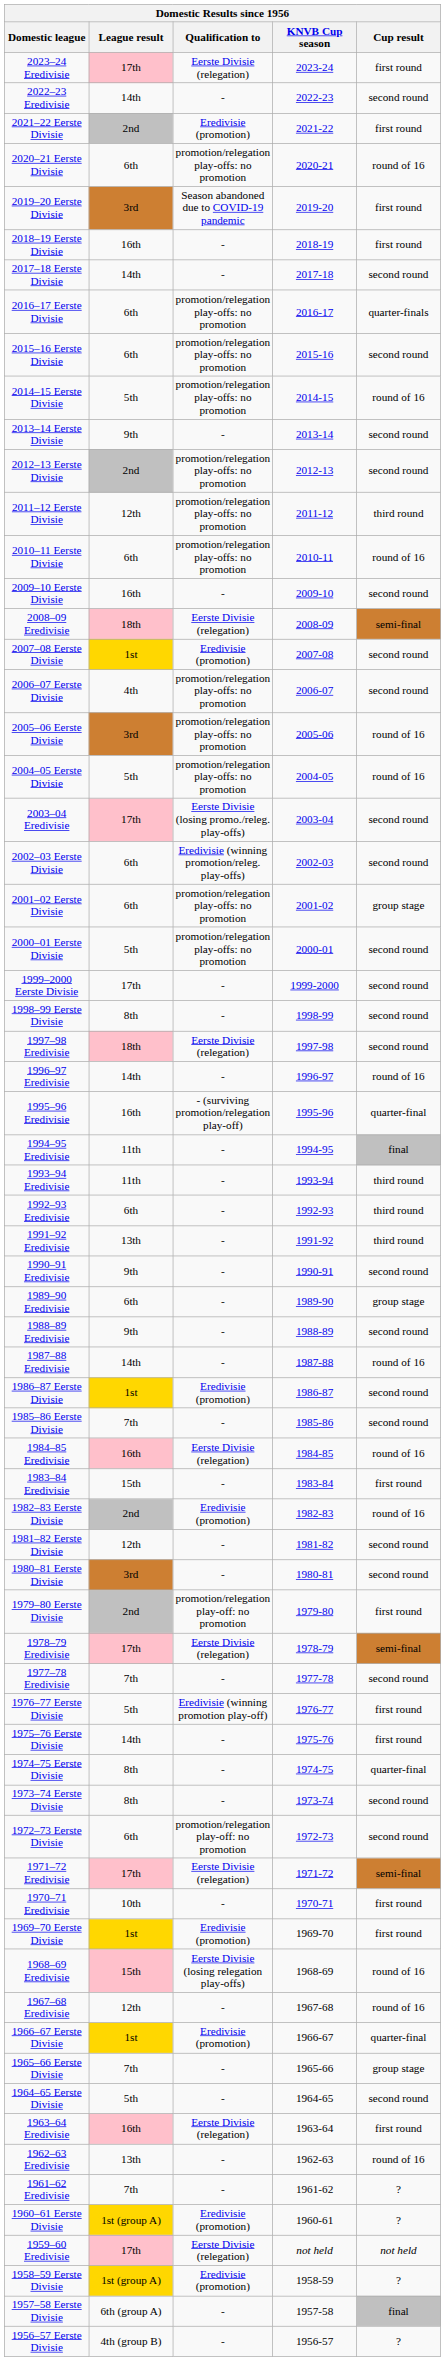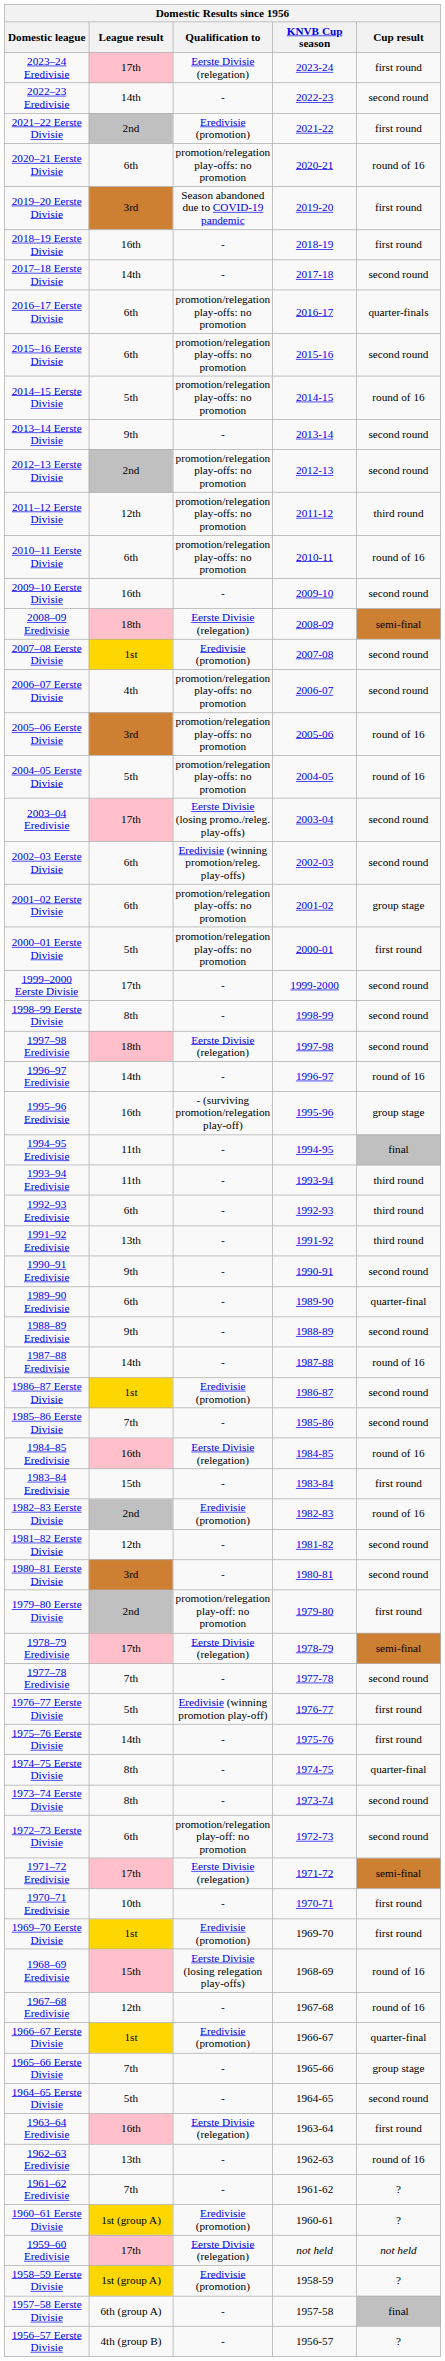(398, 948) second round -> (398, 948) first round
(398, 1113) quarter-final -> (398, 1113) group stage
(398, 1301) group stage -> (398, 1301) quarter-final
